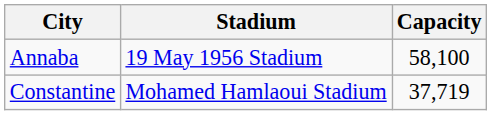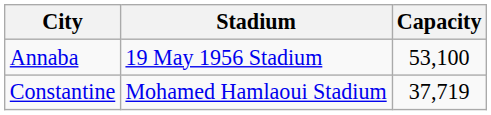(439, 57) 58,100 -> (439, 57) 53,100
